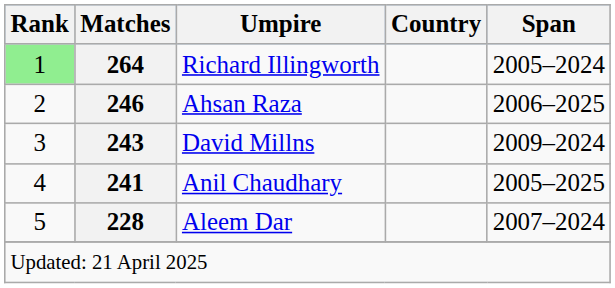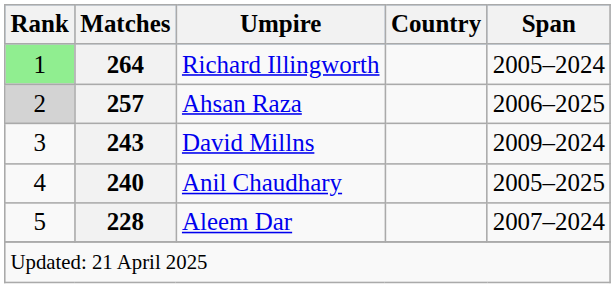(40, 103) no background -> (40, 103) lightgrey background
(125, 103) 246 -> (125, 103) 257
(125, 182) 241 -> (125, 182) 240
